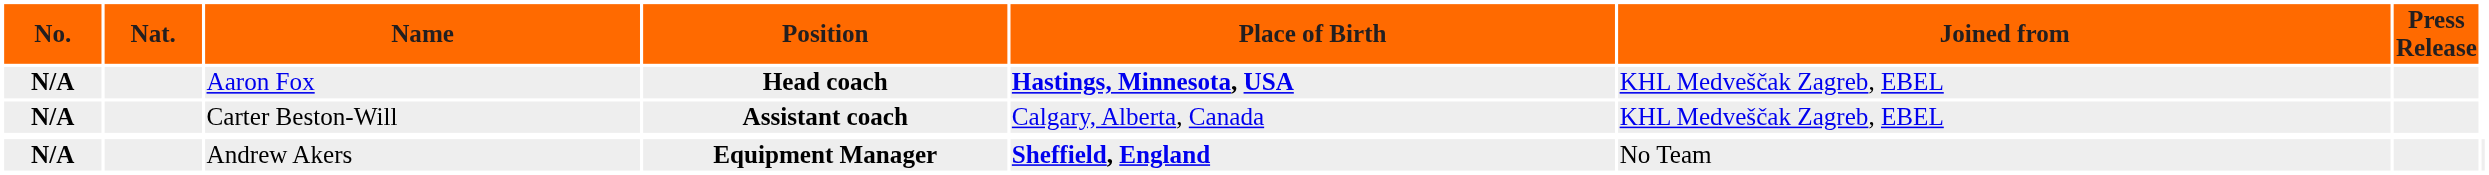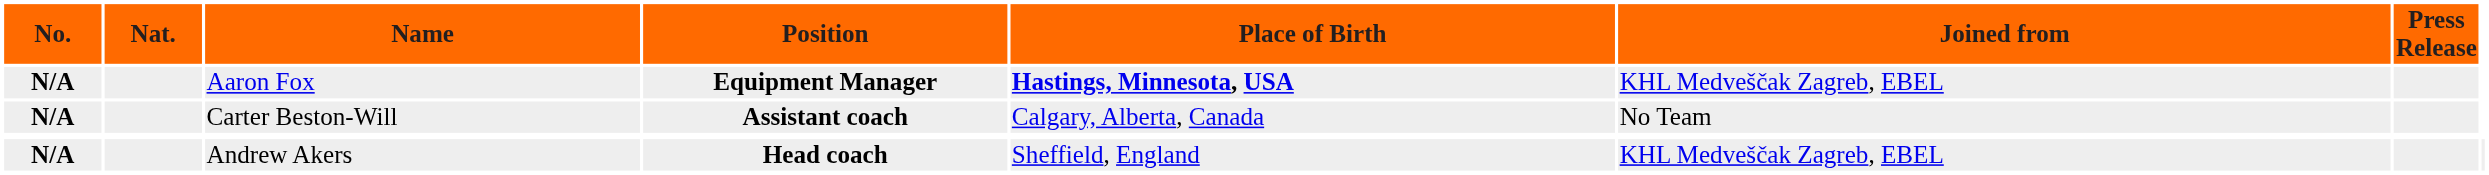(825, 82) Head coach -> (825, 82) Equipment Manager
(1782, 116) KHL Medveščak Zagreb, EBEL -> (1666, 116) No Team
(825, 154) Equipment Manager -> (825, 154) Head coach
(1111, 154) bold -> (1106, 154) normal
(1666, 154) No Team -> (1782, 154) KHL Medveščak Zagreb, EBEL
